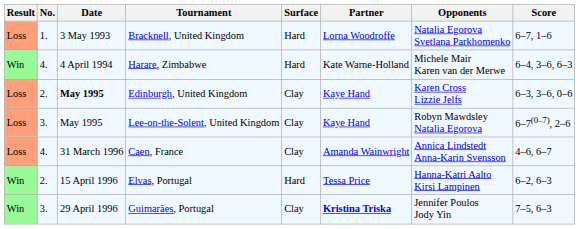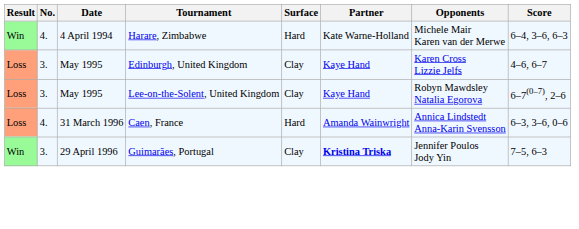- row: (186, 35)
(44, 93) 2. -> (44, 64) 3.
(82, 93) bold -> (81, 64) normal
(544, 93) 6–3, 3–6, 0–6 -> (529, 64) 4–6, 6–7
(294, 151) Clay -> (295, 122) Hard
(533, 151) 4–6, 6–7 -> (539, 122) 6–3, 3–6, 0–6
- row: (160, 180)
